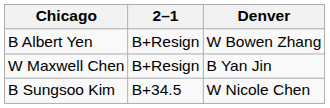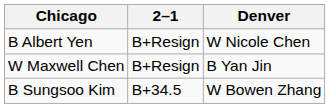(264, 41) W Bowen Zhang -> (258, 41) W Nicole Chen
(258, 90) W Nicole Chen -> (264, 90) W Bowen Zhang
